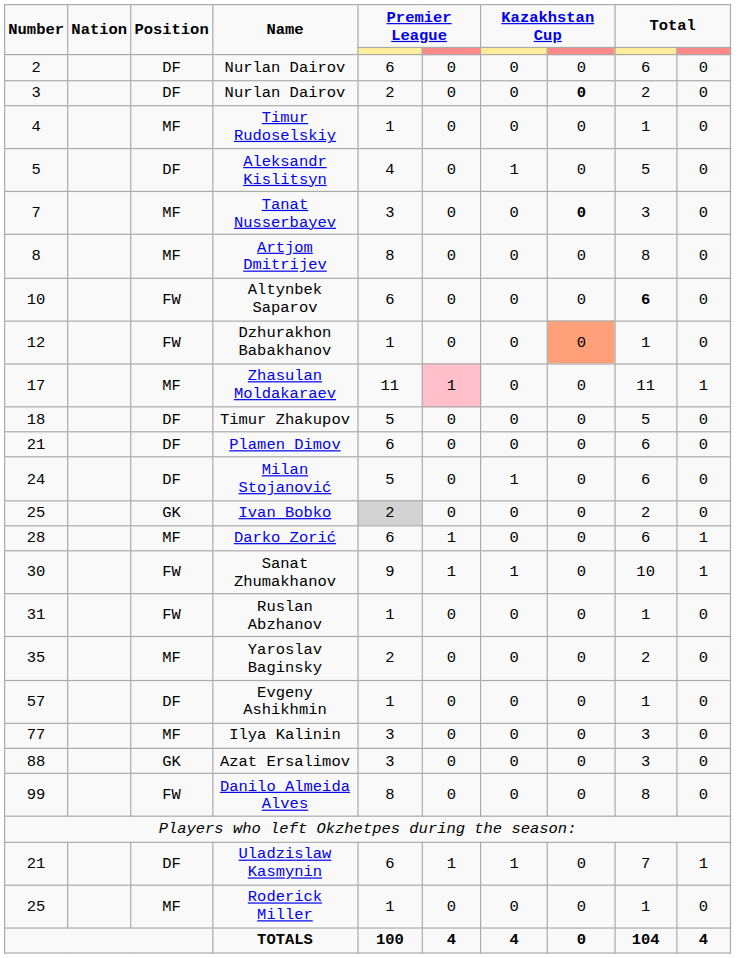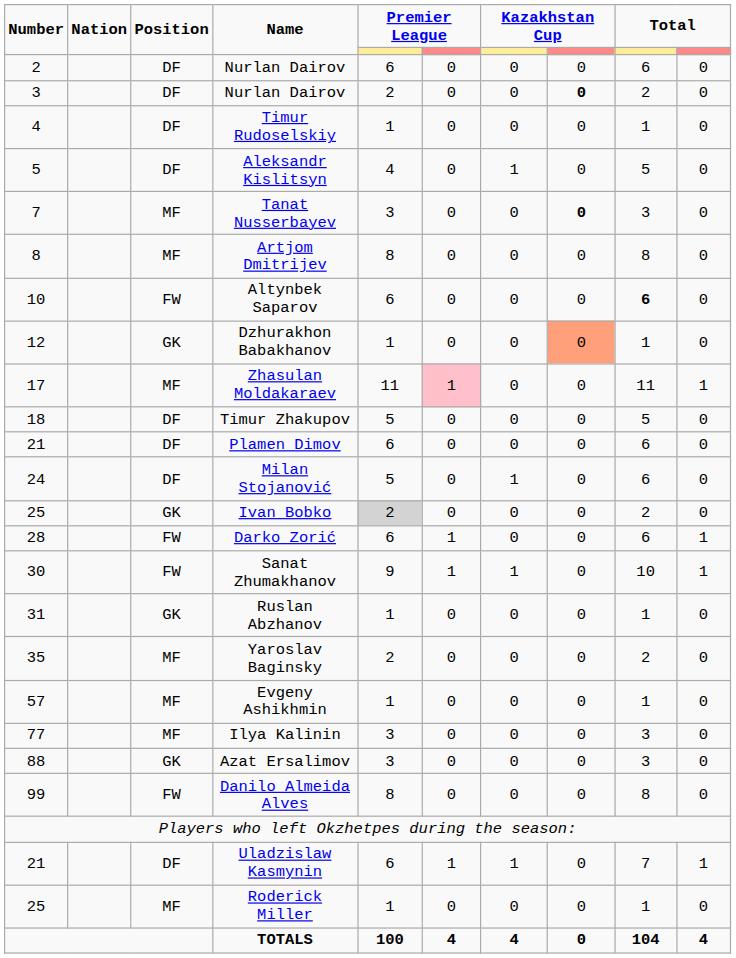(172, 127) MF -> (172, 127) DF
(172, 342) FW -> (172, 342) GK
(172, 538) MF -> (172, 538) FW
(172, 615) FW -> (172, 615) GK
(172, 702) DF -> (172, 702) MF
